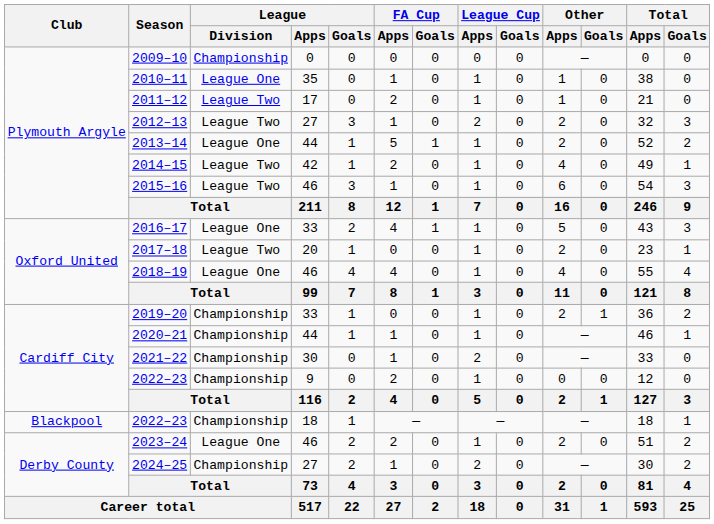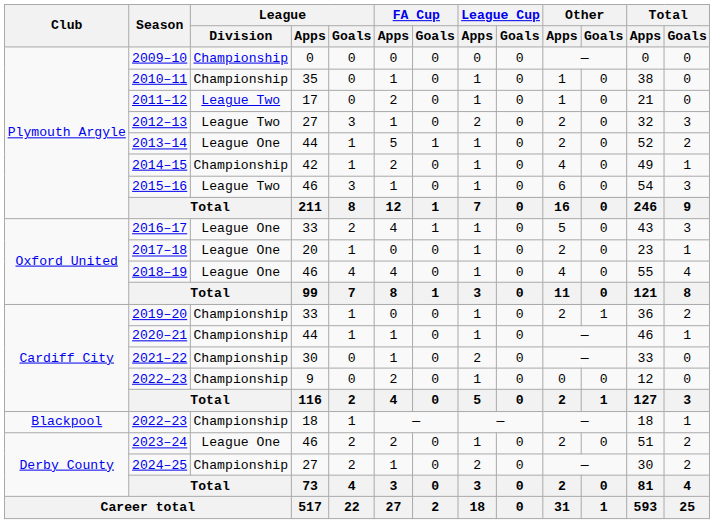(241, 79) League One -> (241, 79) Championship
(241, 165) League Two -> (241, 165) Championship
(241, 251) League Two -> (241, 251) League One
